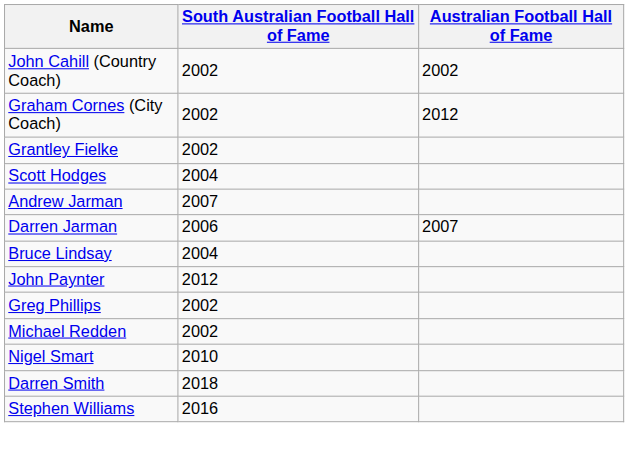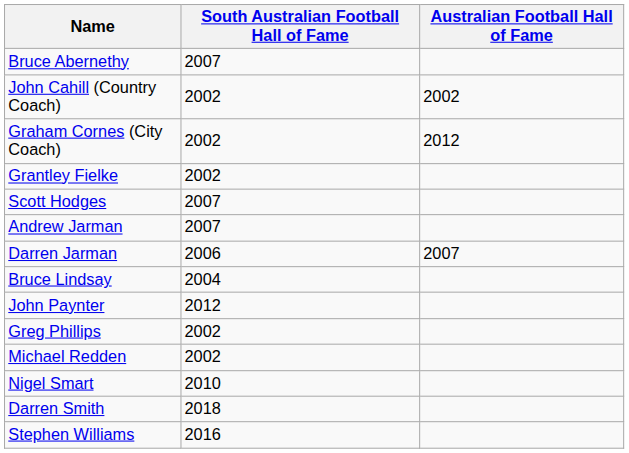+ row: (69, 61)
(200, 176) 2004 -> (203, 201) 2007
